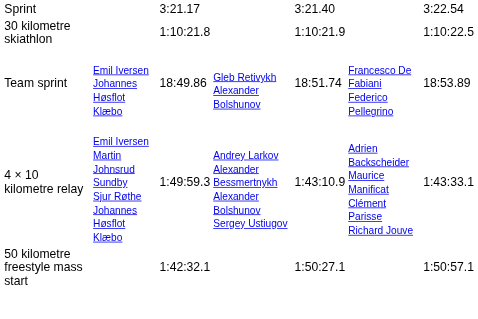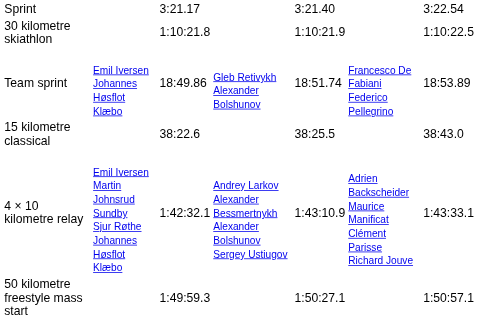+ row: (37, 134)
(185, 182) 1:49:59.3 -> (185, 212) 1:42:32.1
(185, 267) 1:42:32.1 -> (185, 298) 1:49:59.3
